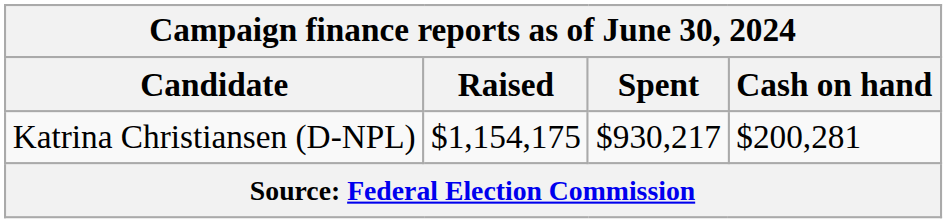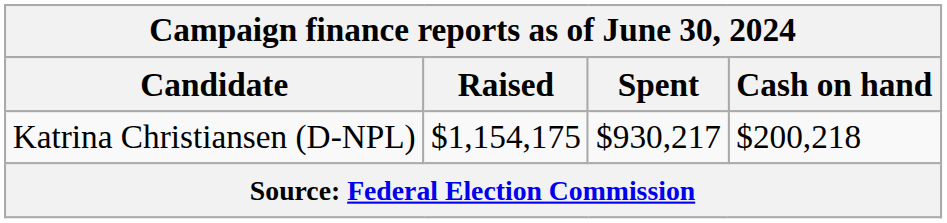(799, 136) $200,281 -> (799, 136) $200,218
